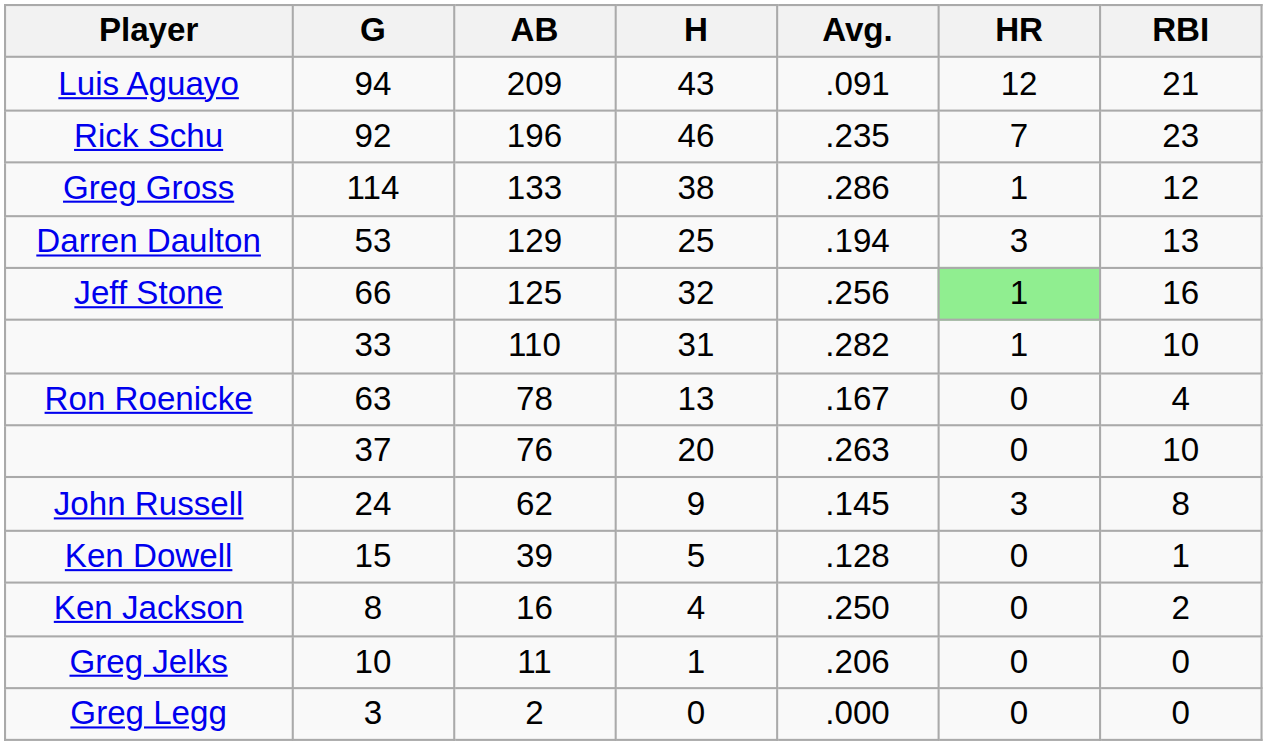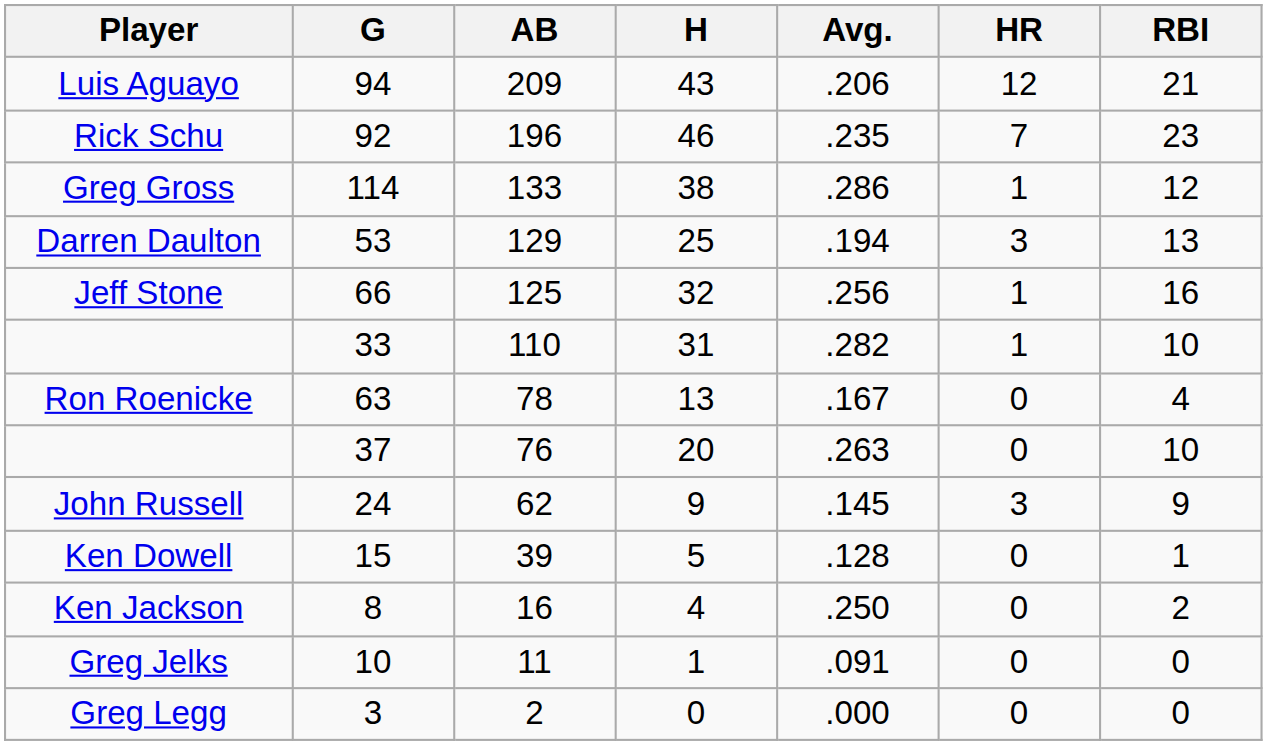(858, 83) .091 -> (858, 83) .206
(1019, 293) lightgreen background -> (1019, 293) no background
(1181, 503) 8 -> (1181, 503) 9
(858, 661) .206 -> (858, 661) .091
